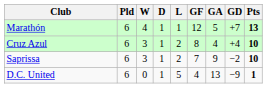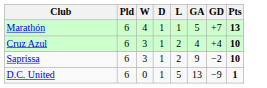- column: (196, 12)
